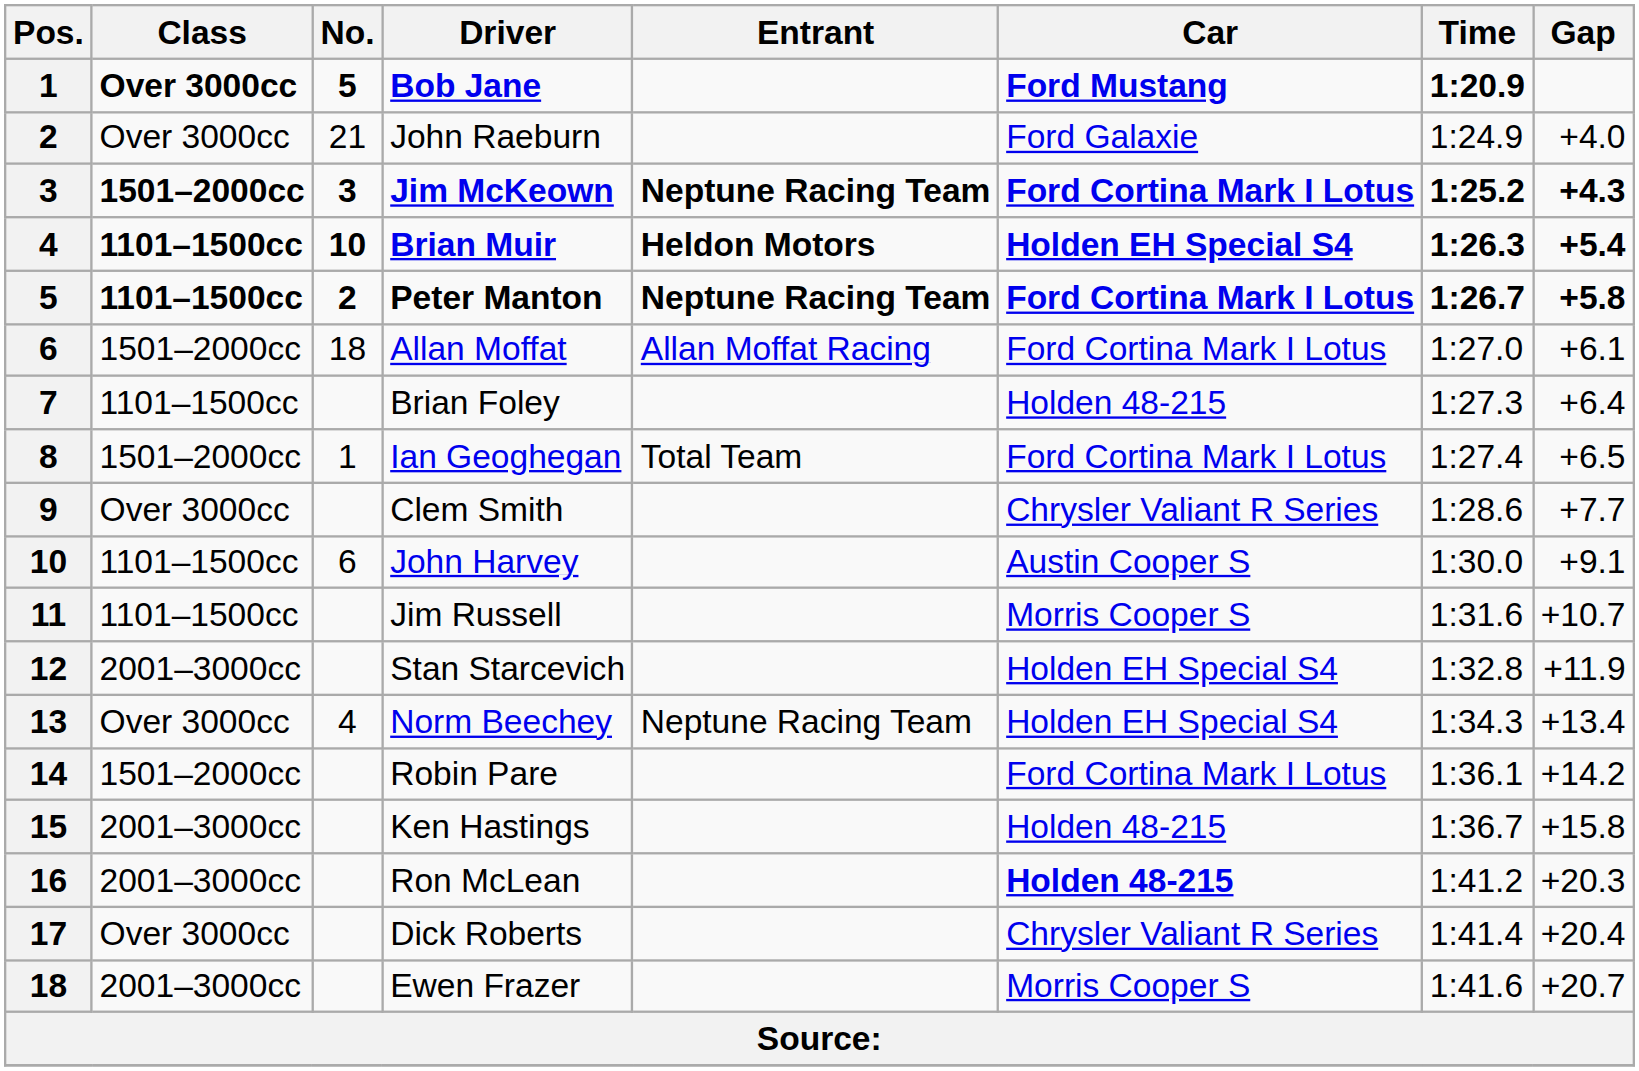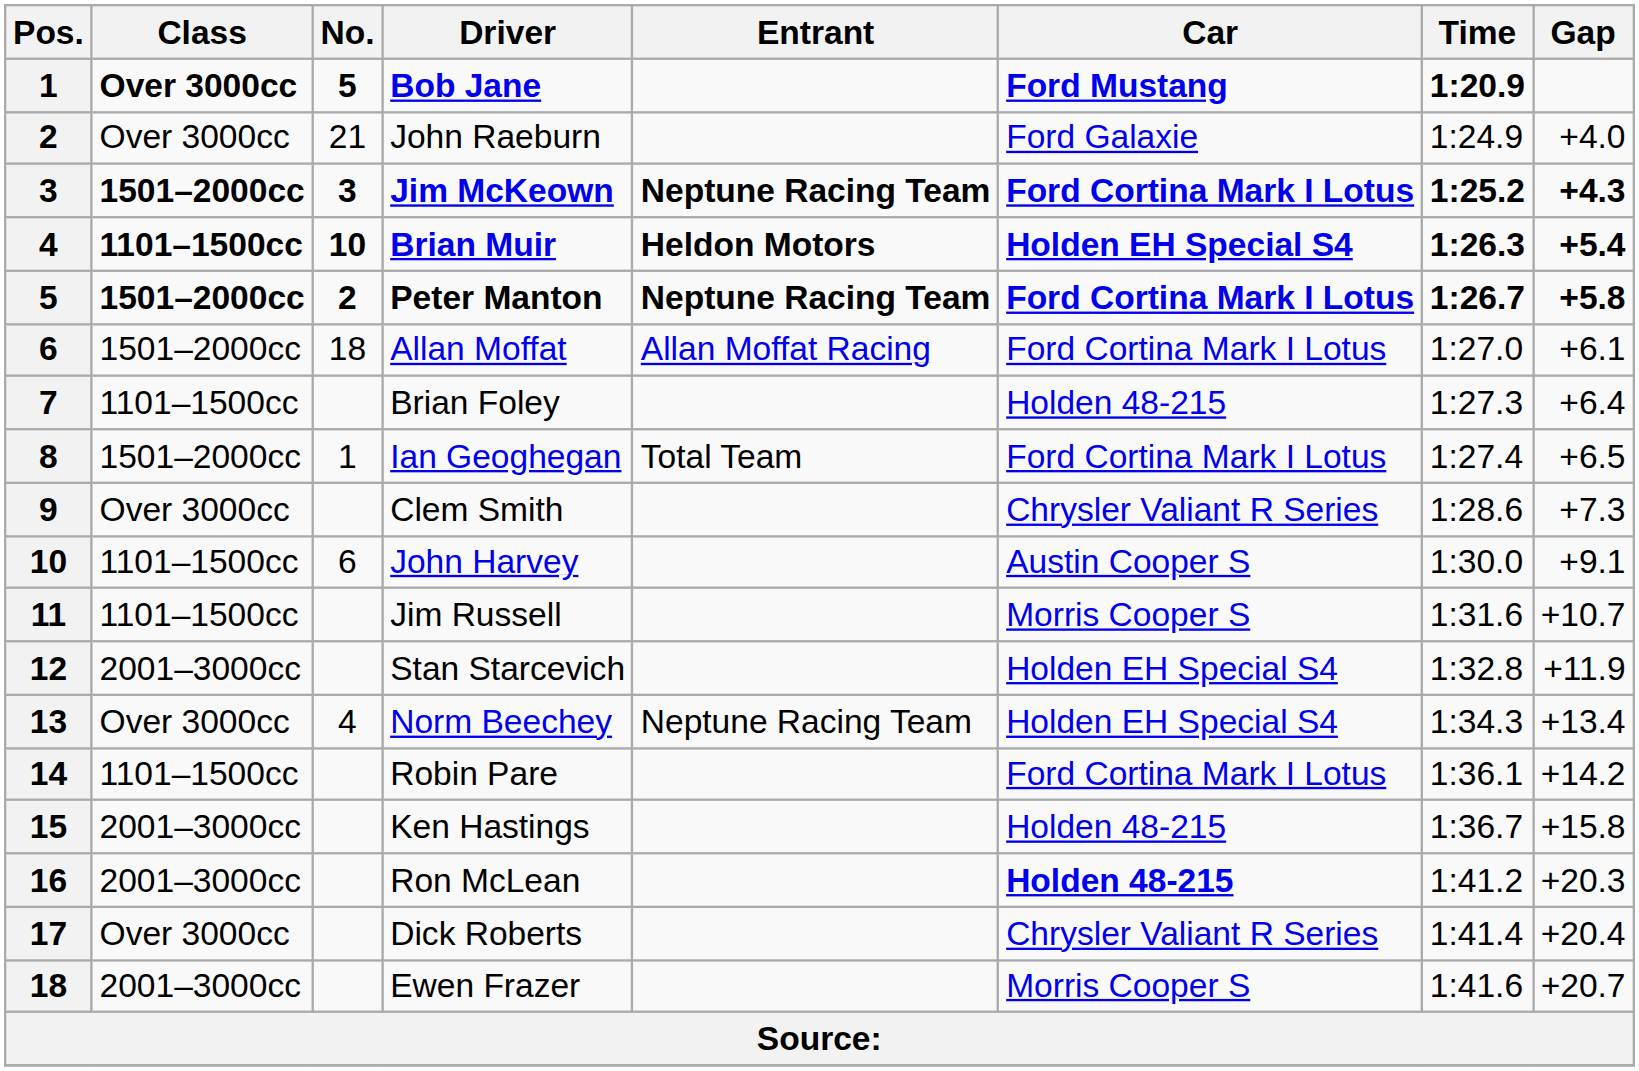(201, 297) 1101–1500cc -> (202, 297) 1501–2000cc
(1592, 509) +7.7 -> (1592, 509) +7.3
(200, 774) 1501–2000cc -> (199, 774) 1101–1500cc
